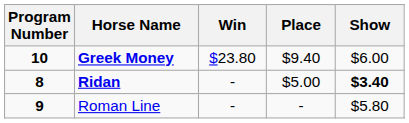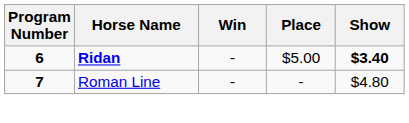- row: (126, 58)
(39, 82) 8 -> (39, 58) 6
(39, 106) 9 -> (39, 82) 7
(370, 106) $5.80 -> (370, 82) $4.80
